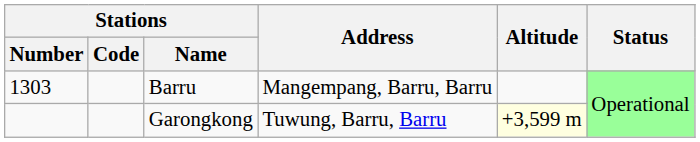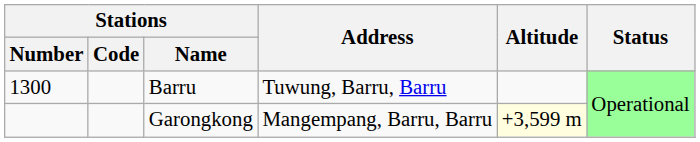(30, 86) 1303 -> (30, 86) 1300
(377, 86) Mangempang, Barru, Barru -> (354, 86) Tuwung, Barru, Barru
(354, 119) Tuwung, Barru, Barru -> (377, 119) Mangempang, Barru, Barru
